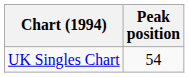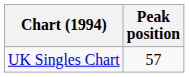(153, 59) 54 -> (153, 59) 57
